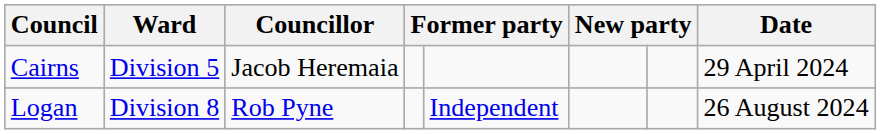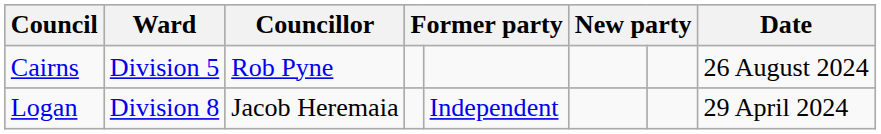(315, 66) Jacob Heremaia -> (282, 66) Rob Pyne
(776, 66) 29 April 2024 -> (786, 66) 26 August 2024
(282, 107) Rob Pyne -> (315, 107) Jacob Heremaia
(786, 107) 26 August 2024 -> (776, 107) 29 April 2024
